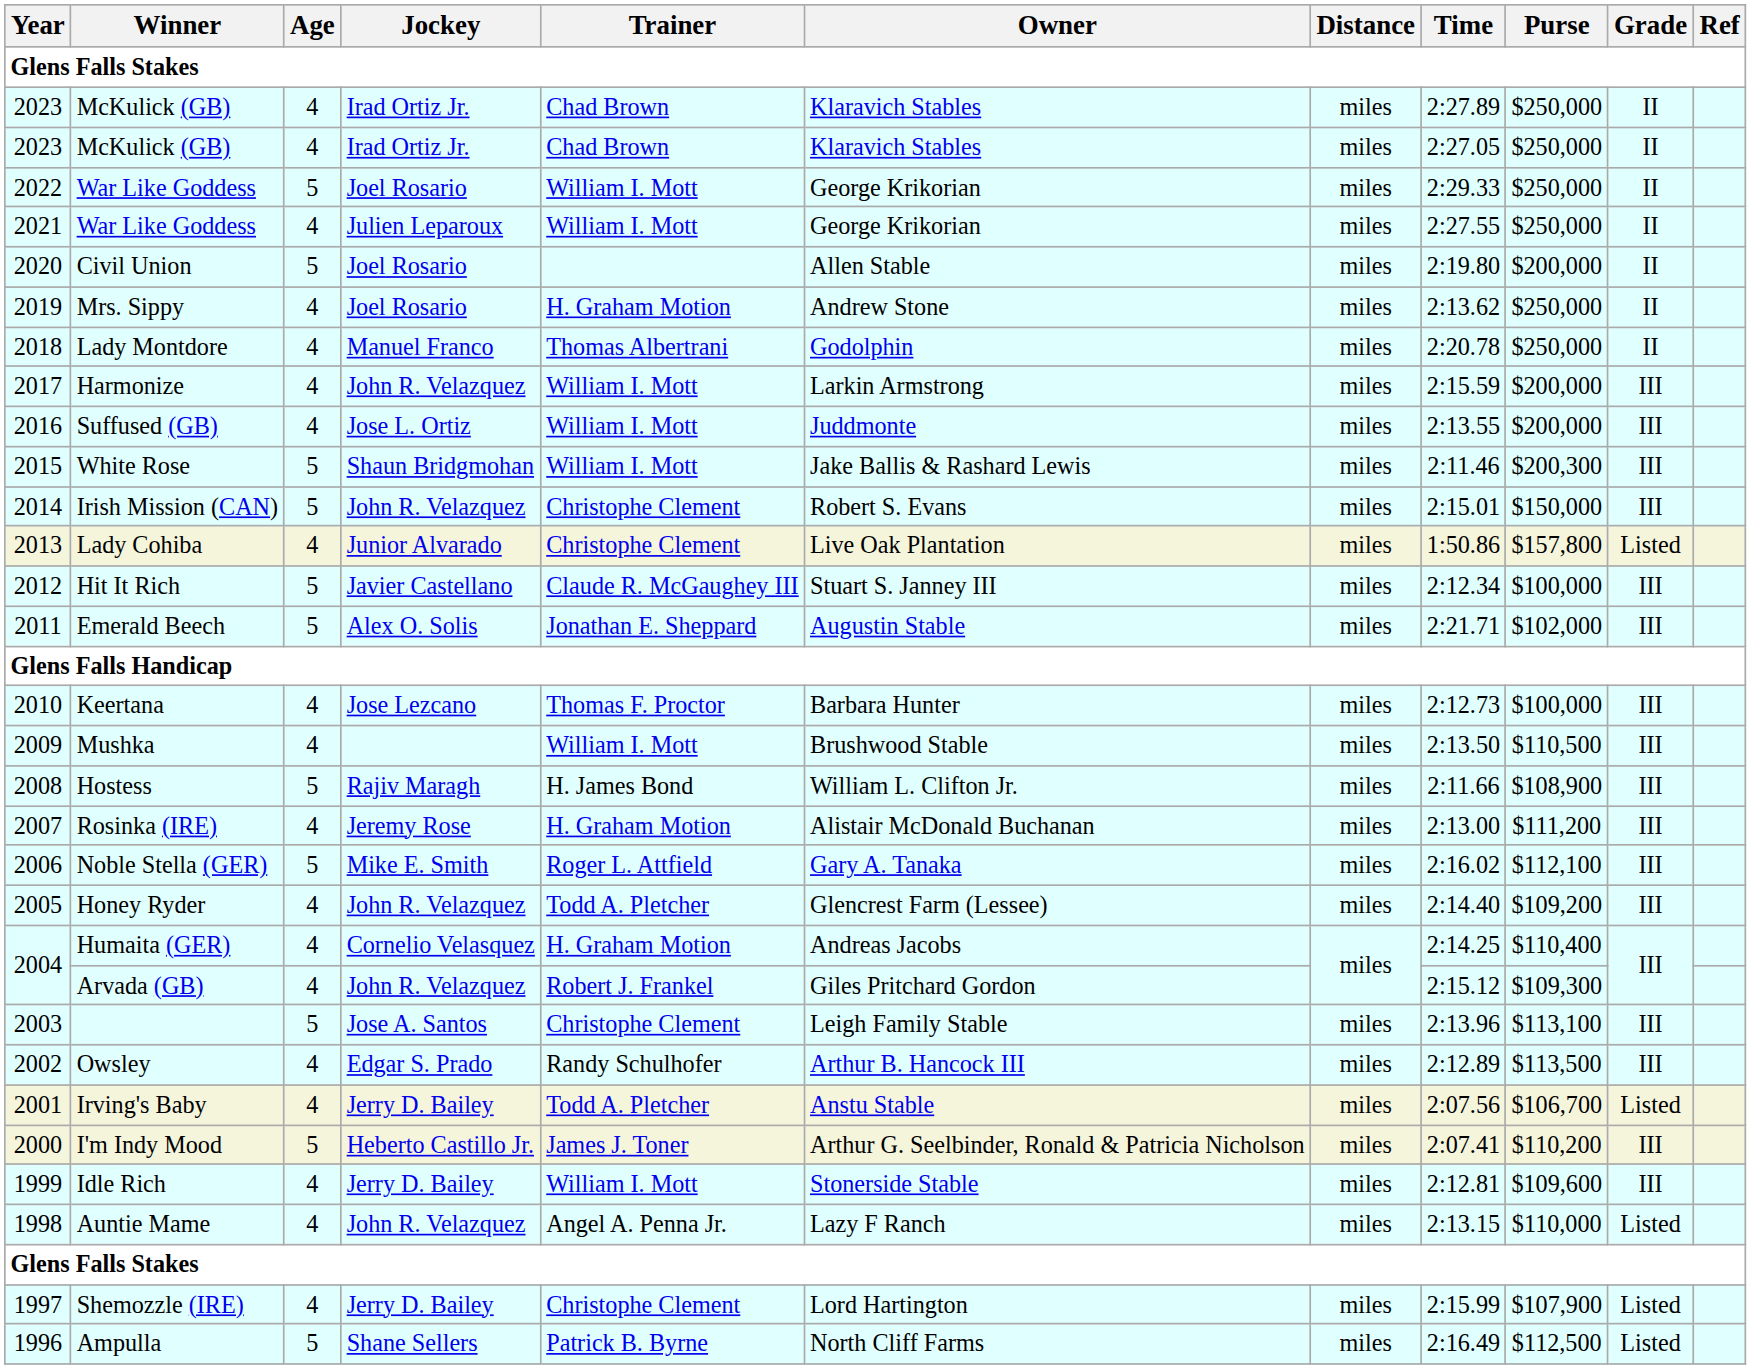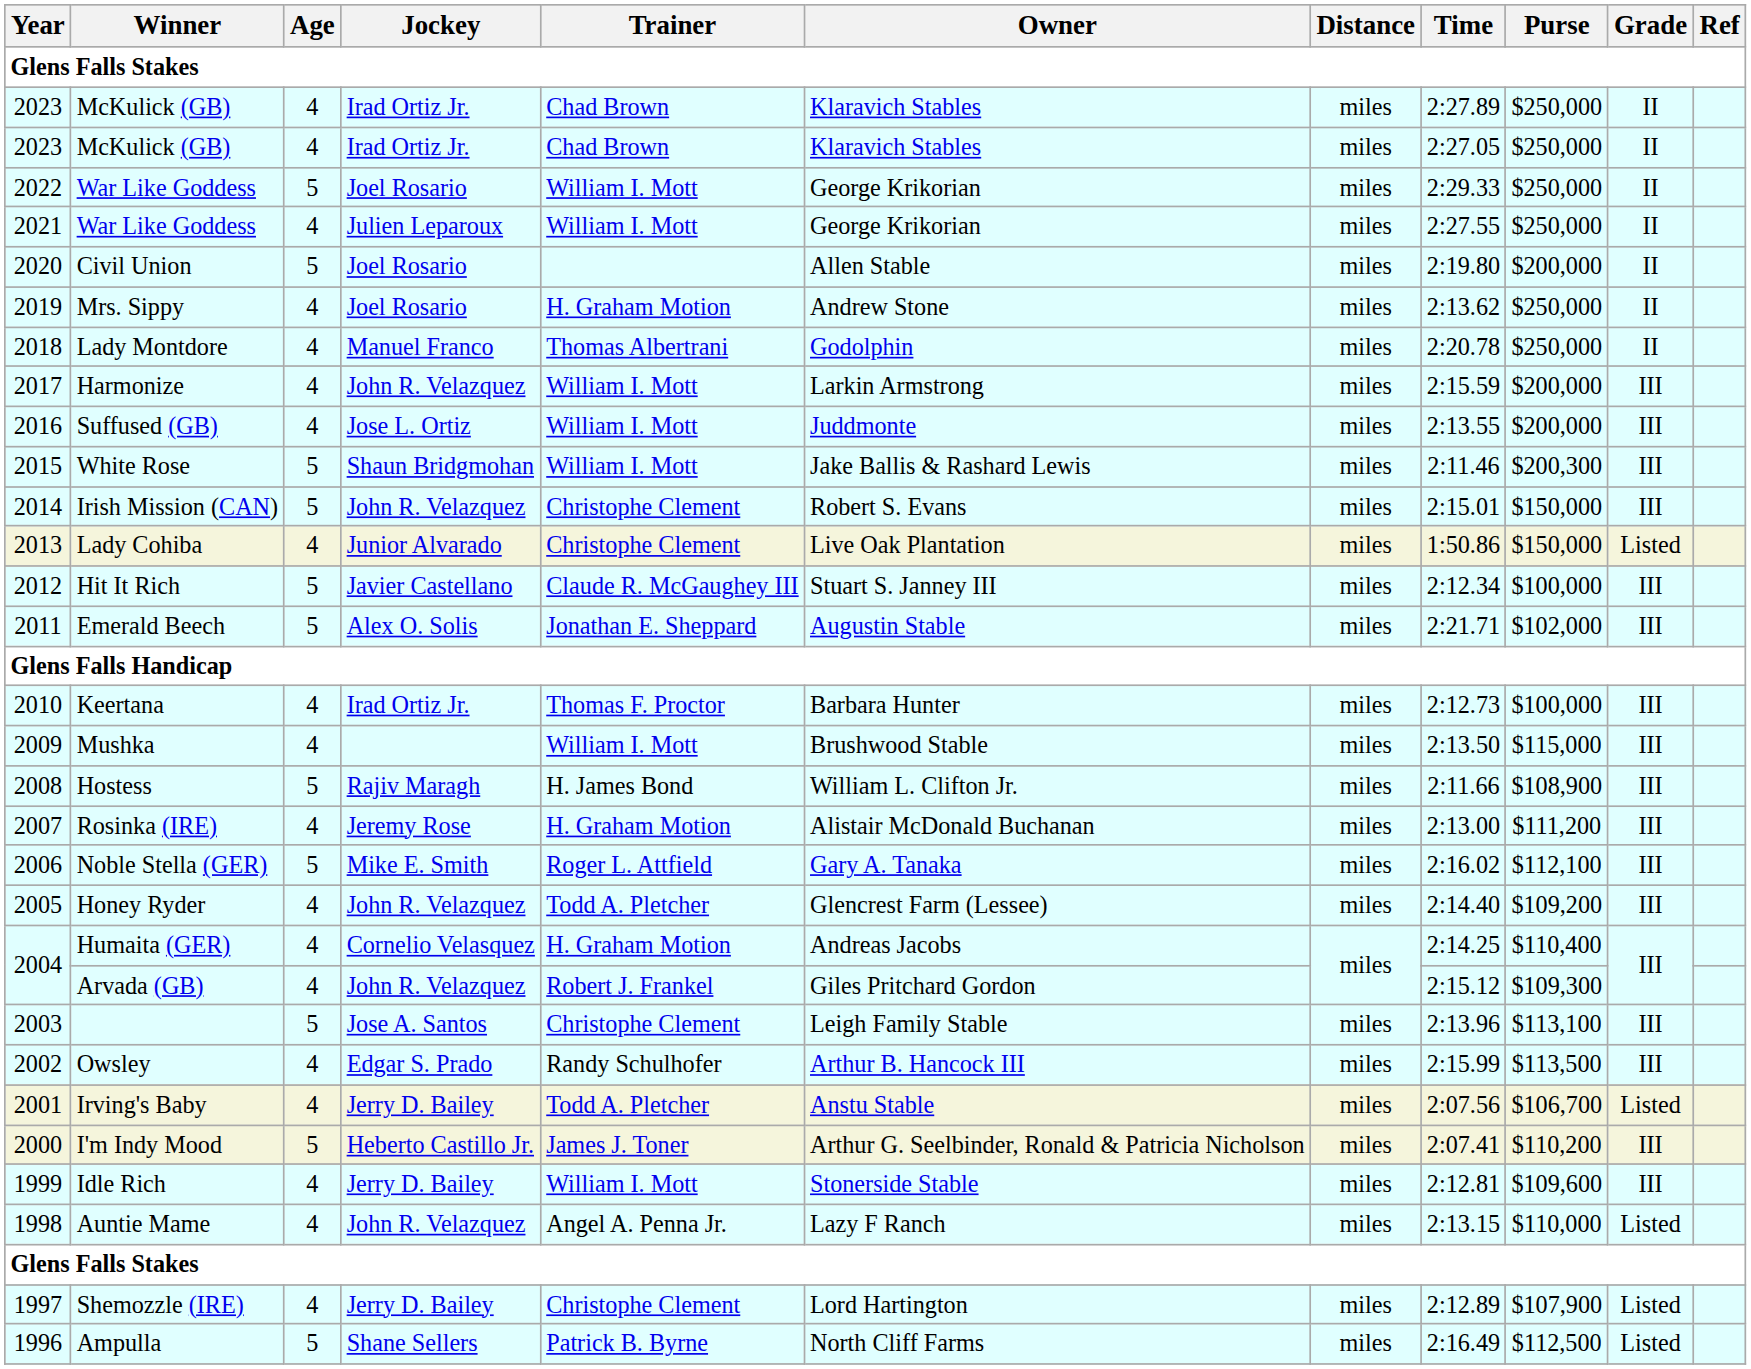(1557, 545) $157,800 -> (1557, 545) $150,000
(411, 705) Jose Lezcano -> (408, 705) Irad Ortiz Jr.
(1557, 745) $110,500 -> (1557, 745) $115,000
(1463, 1064) 2:12.89 -> (1463, 1064) 2:15.99
(1463, 1303) 2:15.99 -> (1463, 1303) 2:12.89
